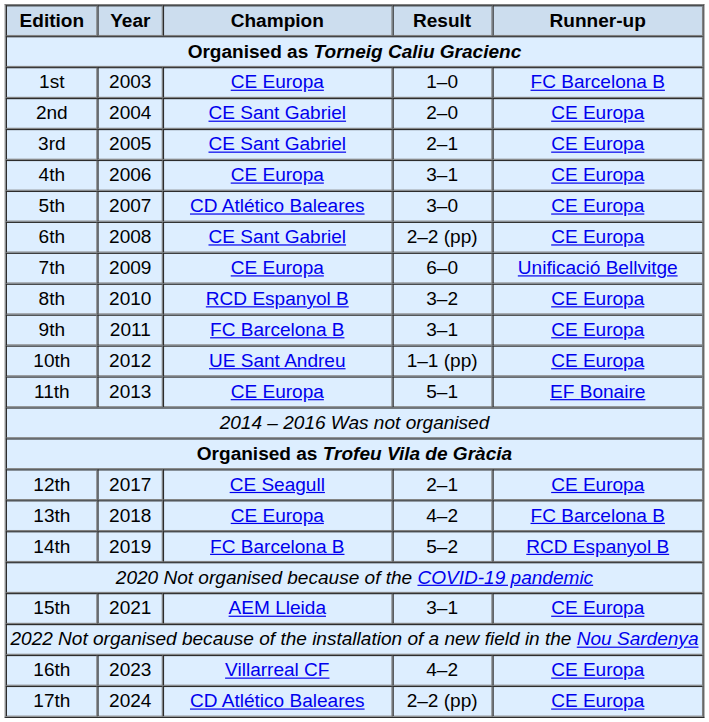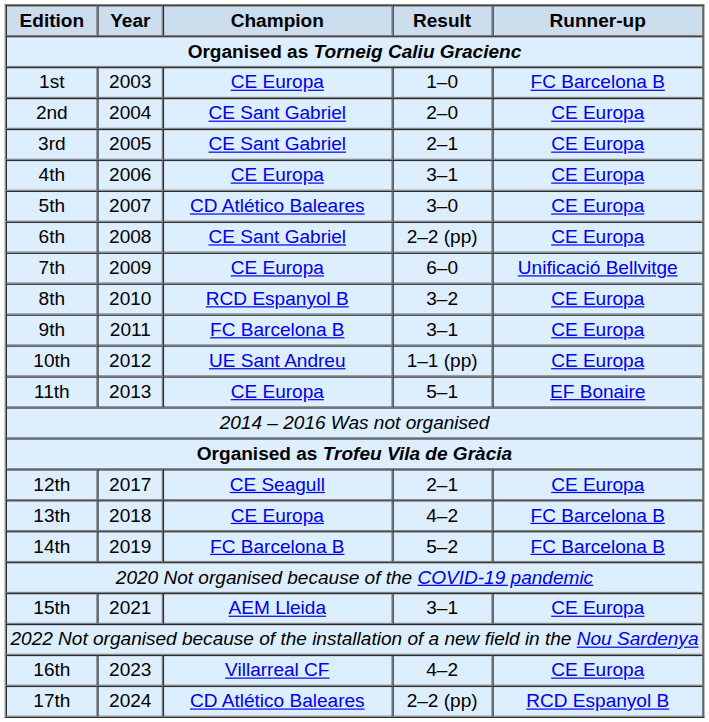(598, 546) RCD Espanyol B -> (598, 546) FC Barcelona B
(598, 701) CE Europa -> (598, 701) RCD Espanyol B
